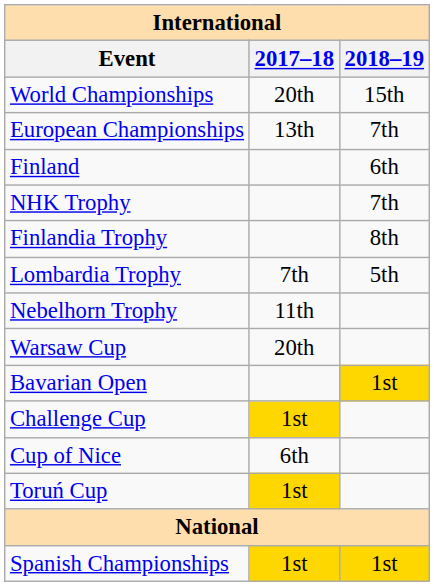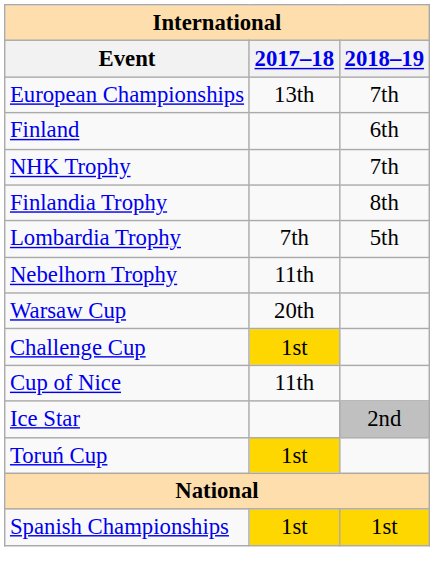- row: (112, 94)
- row: (78, 382)
(294, 454) 6th -> (294, 382) 11th
+ row: (45, 418)
